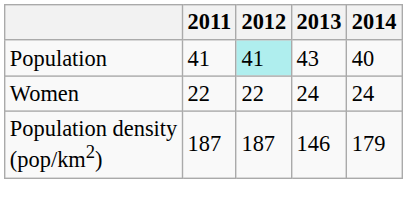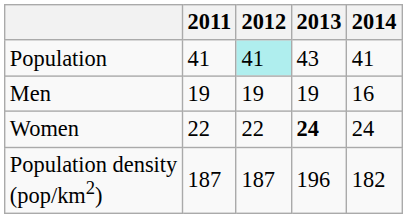(363, 57) 40 -> (363, 57) 41
+ row: (30, 93)
(308, 93) normal -> (308, 128) bold
(313, 144) 146 -> (313, 179) 196
(369, 144) 179 -> (369, 179) 182
